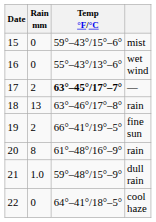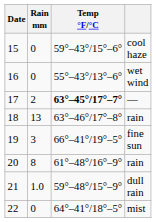(136, 42) mist -> (137, 48) cool haze
(33, 128) 2 -> (33, 140) 3
(137, 203) cool haze -> (136, 209) mist
